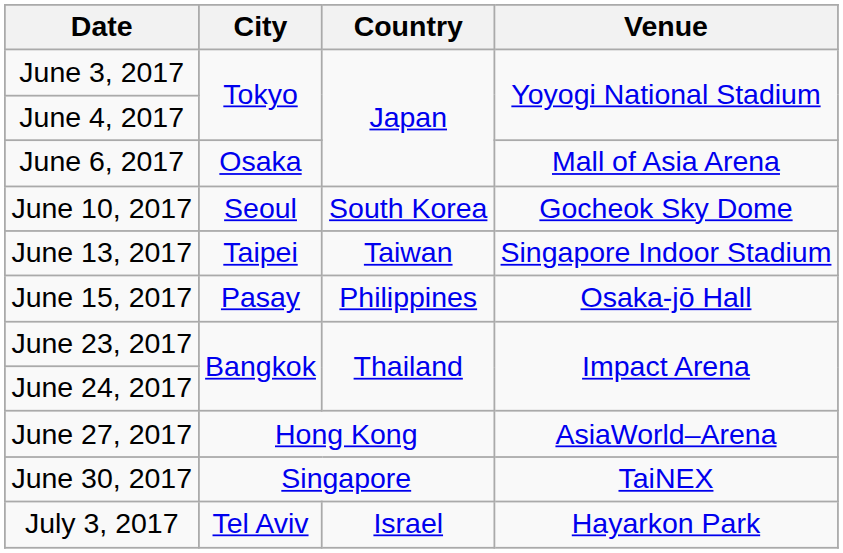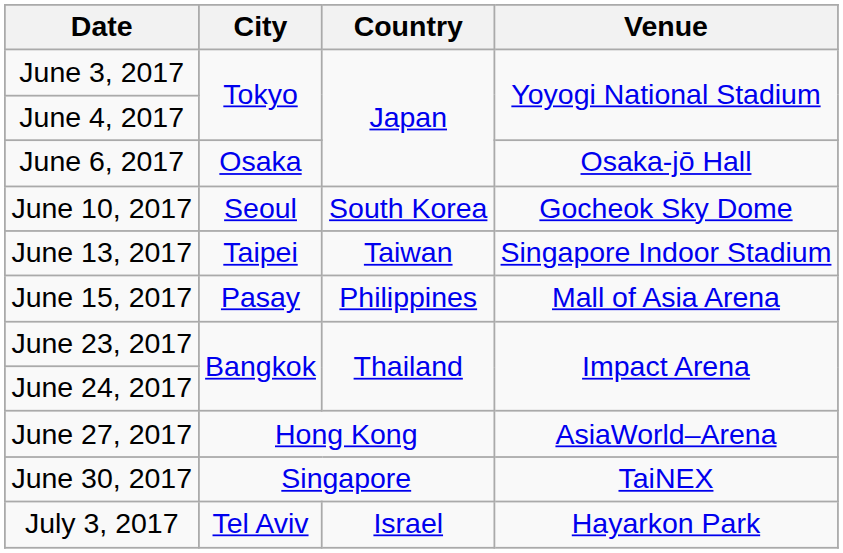(666, 162) Mall of Asia Arena -> (666, 162) Osaka-jō Hall
(666, 298) Osaka-jō Hall -> (666, 298) Mall of Asia Arena
